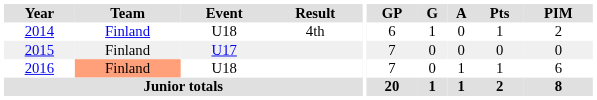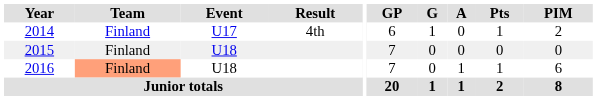(224, 31) U18 -> (224, 31) U17
(224, 50) U17 -> (224, 50) U18
